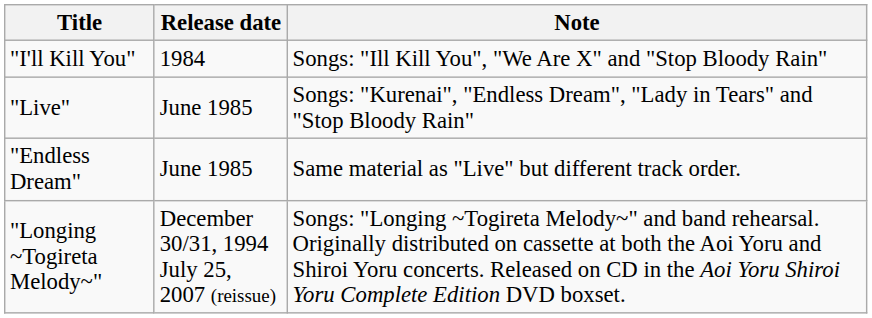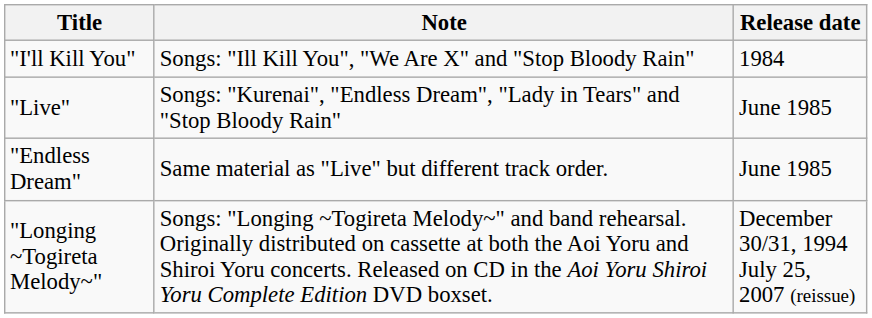columns swapped: (221, 22) <-> (577, 22)
